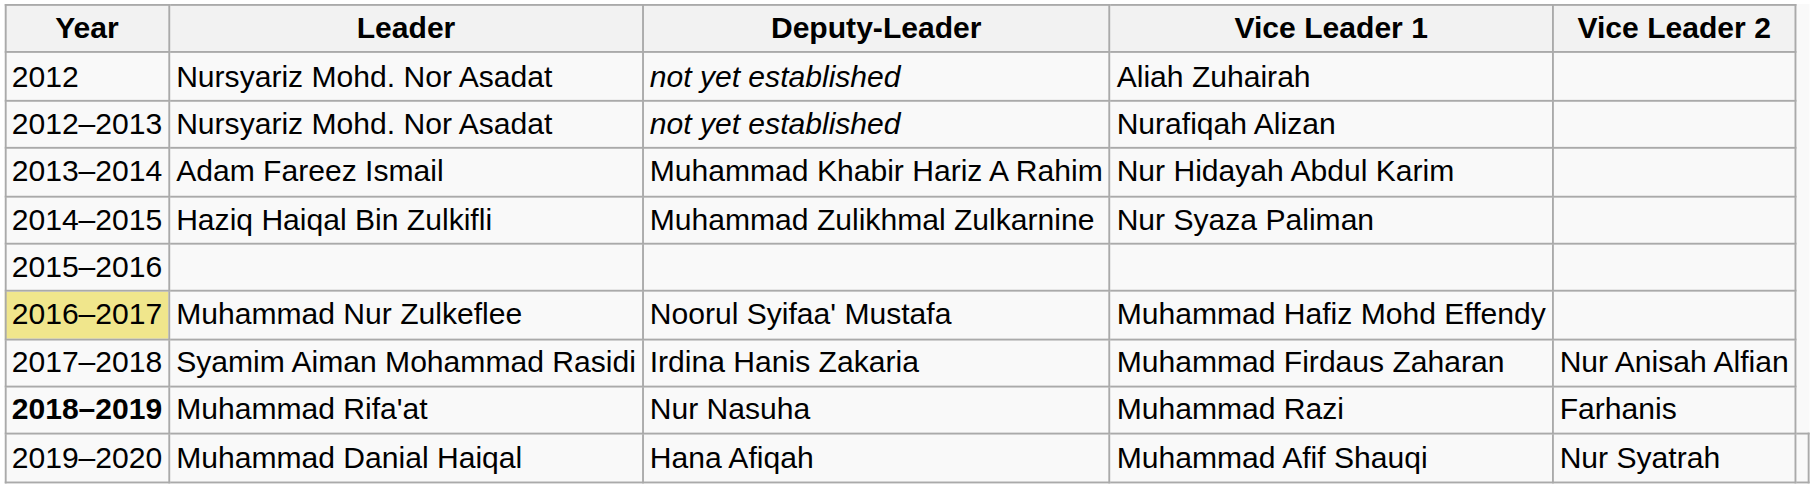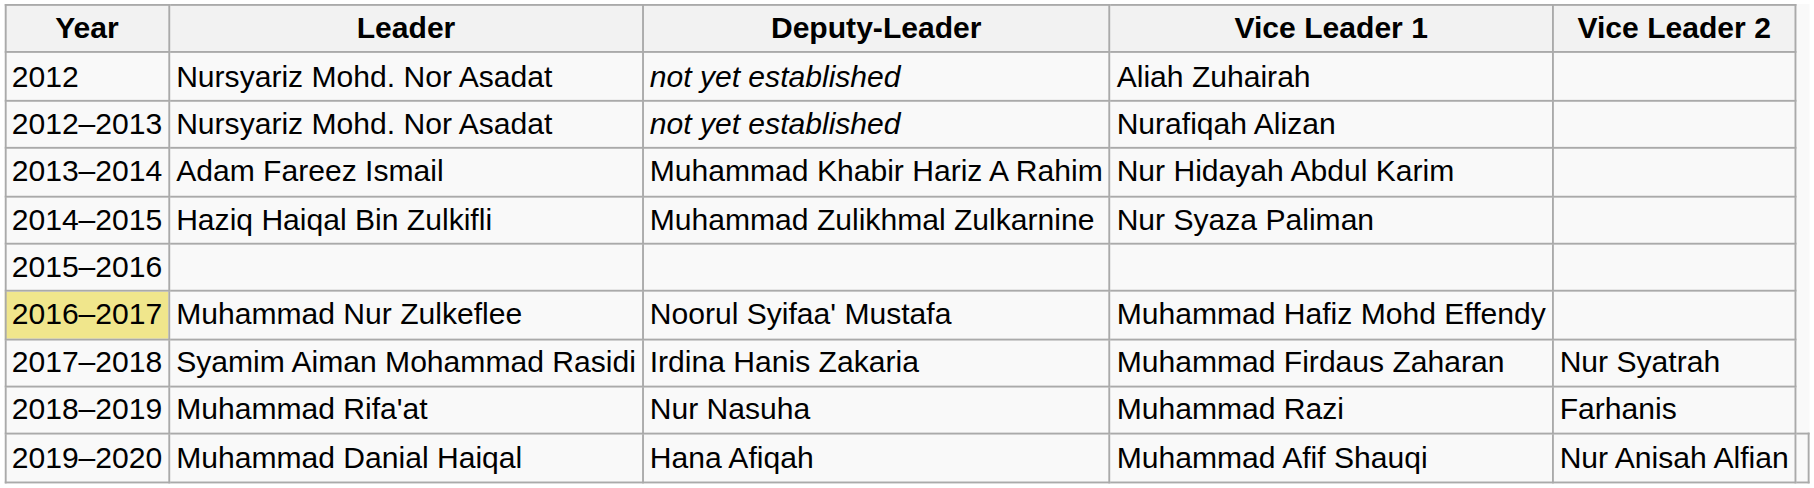(1674, 362) Nur Anisah Alfian -> (1640, 362) Nur Syatrah
(87, 409) bold -> (87, 409) normal
(1640, 457) Nur Syatrah -> (1674, 457) Nur Anisah Alfian
